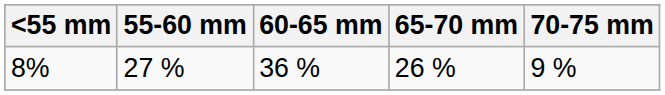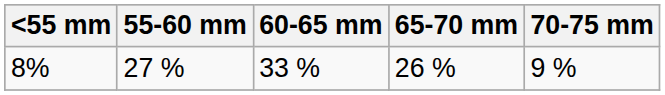(290, 68) 36 % -> (290, 68) 33 %
